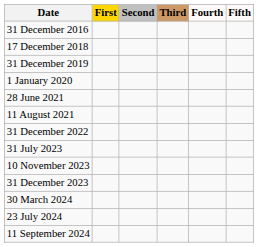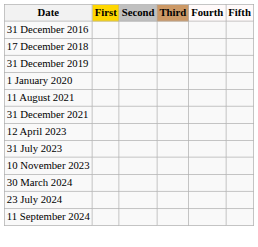- row: (35, 98)
+ row: (48, 115)
- row: (48, 132)
+ row: (37, 132)
- row: (48, 183)
